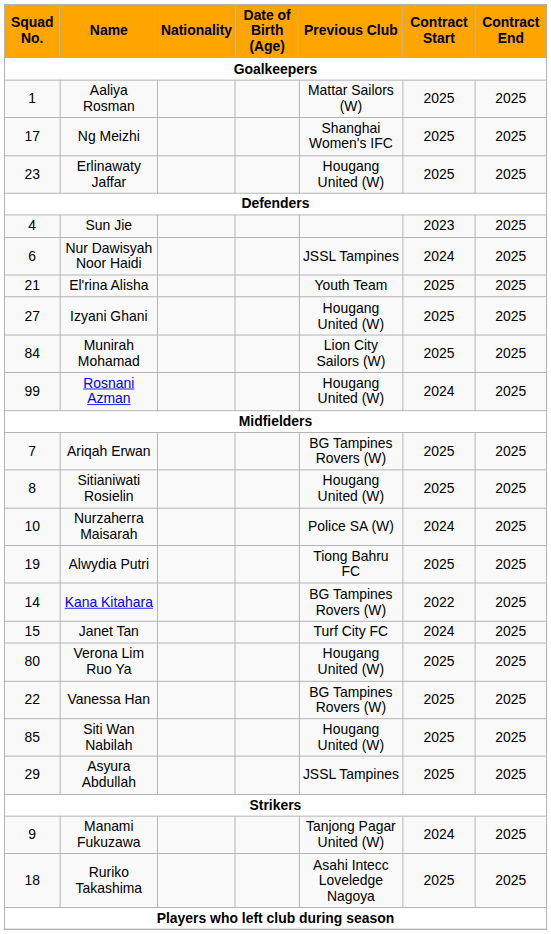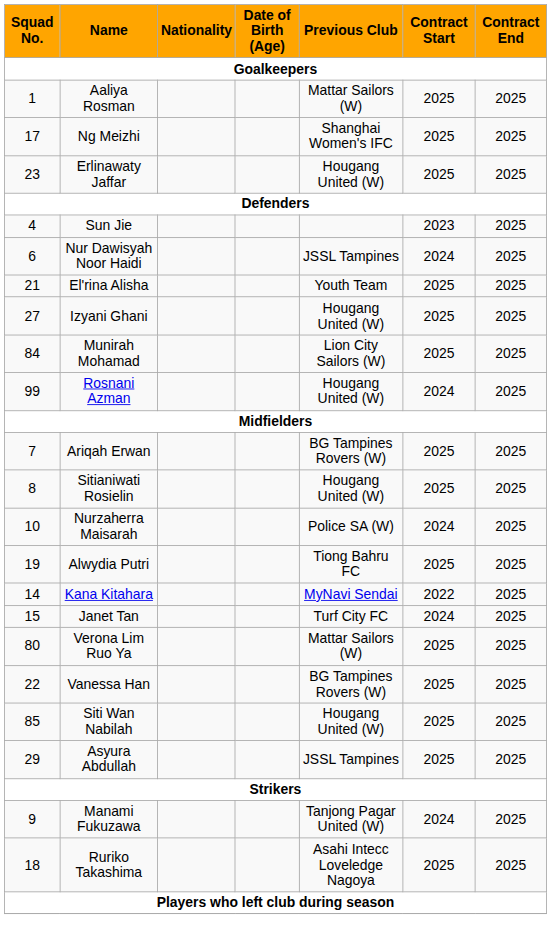(351, 602) BG Tampines Rovers (W) -> (351, 594) MyNavi Sendai
(351, 662) Hougang United (W) -> (351, 646) Mattar Sailors (W)
